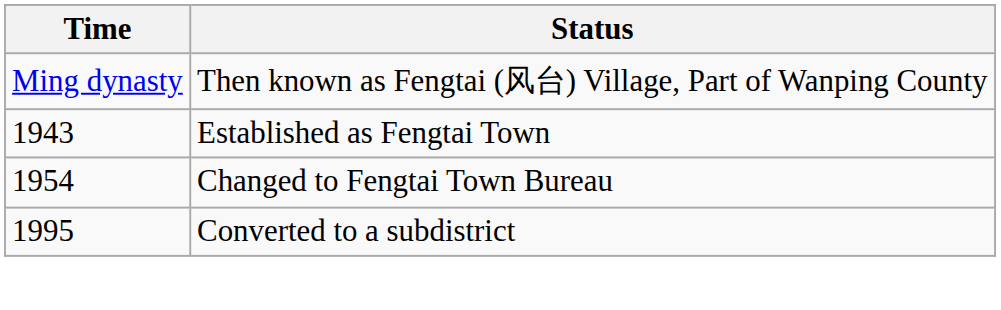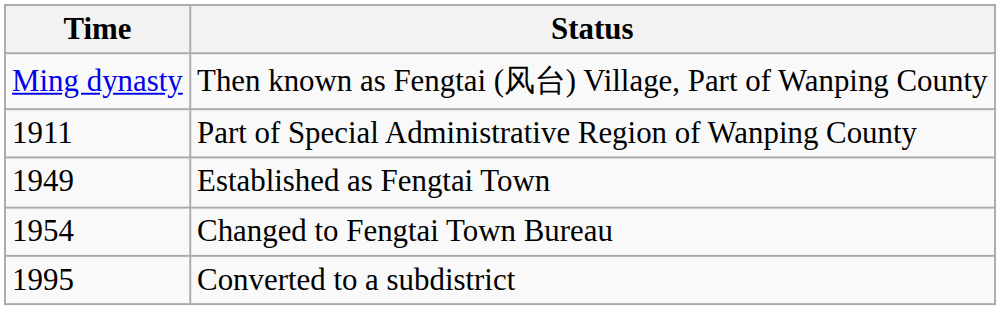+ row: (557, 132)
(43, 132) 1943 -> (43, 181) 1949
